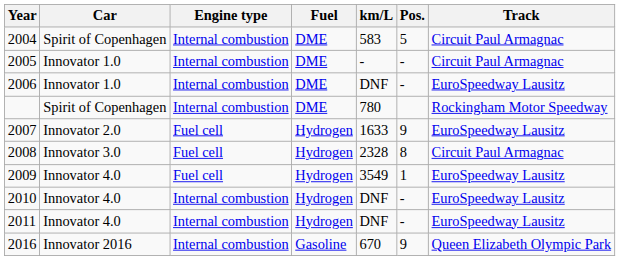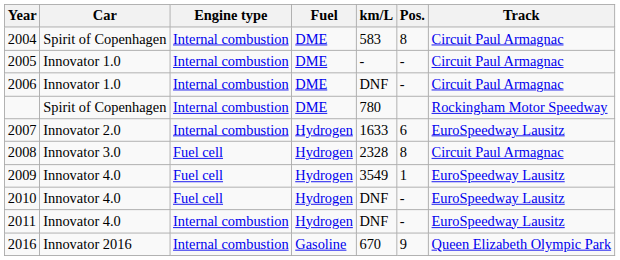(403, 38) 5 -> (403, 38) 8
(498, 84) EuroSpeedway Lausitz -> (498, 84) Circuit Paul Armagnac
(198, 130) Fuel cell -> (231, 130) Internal combustion
(403, 130) 9 -> (403, 130) 6
(231, 198) Internal combustion -> (198, 198) Fuel cell
